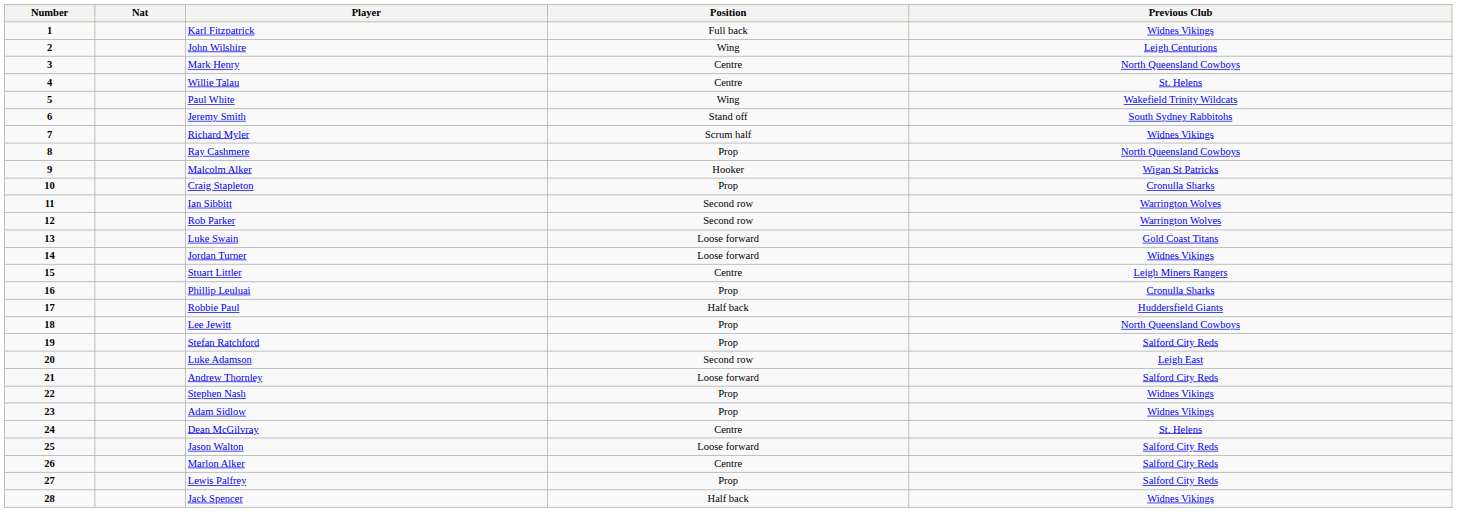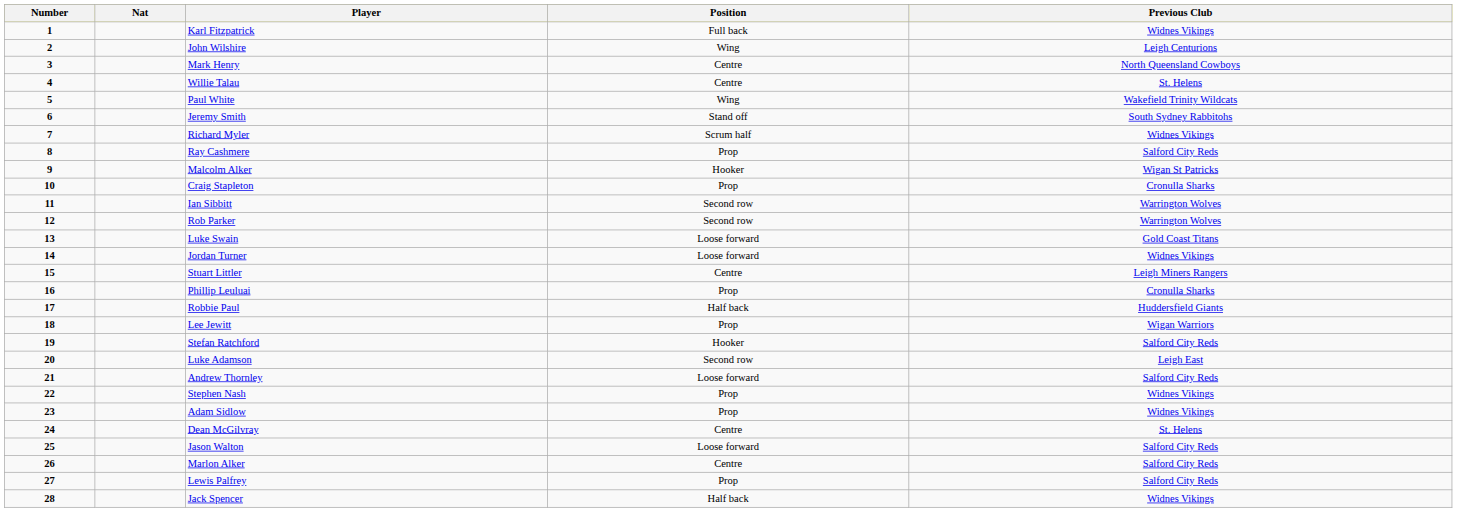(1181, 152) North Queensland Cowboys -> (1181, 152) Salford City Reds
(1181, 325) North Queensland Cowboys -> (1181, 325) Wigan Warriors
(728, 342) Prop -> (728, 342) Hooker
